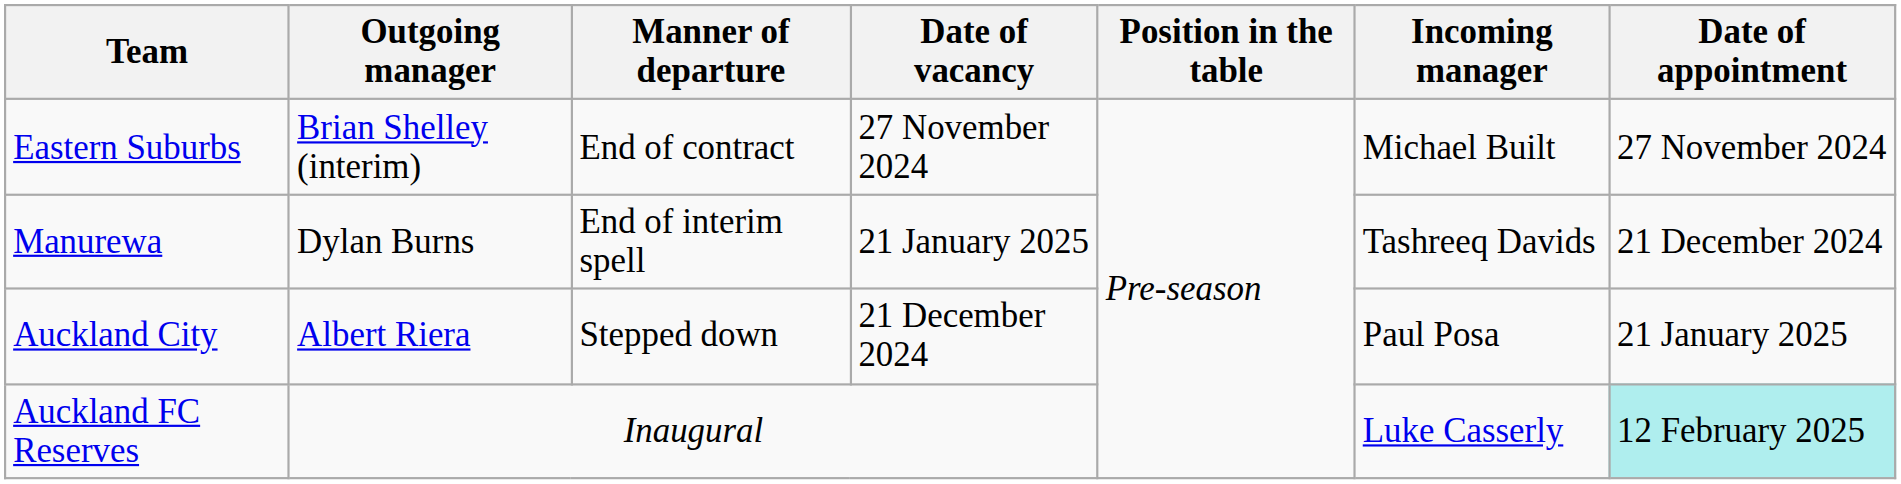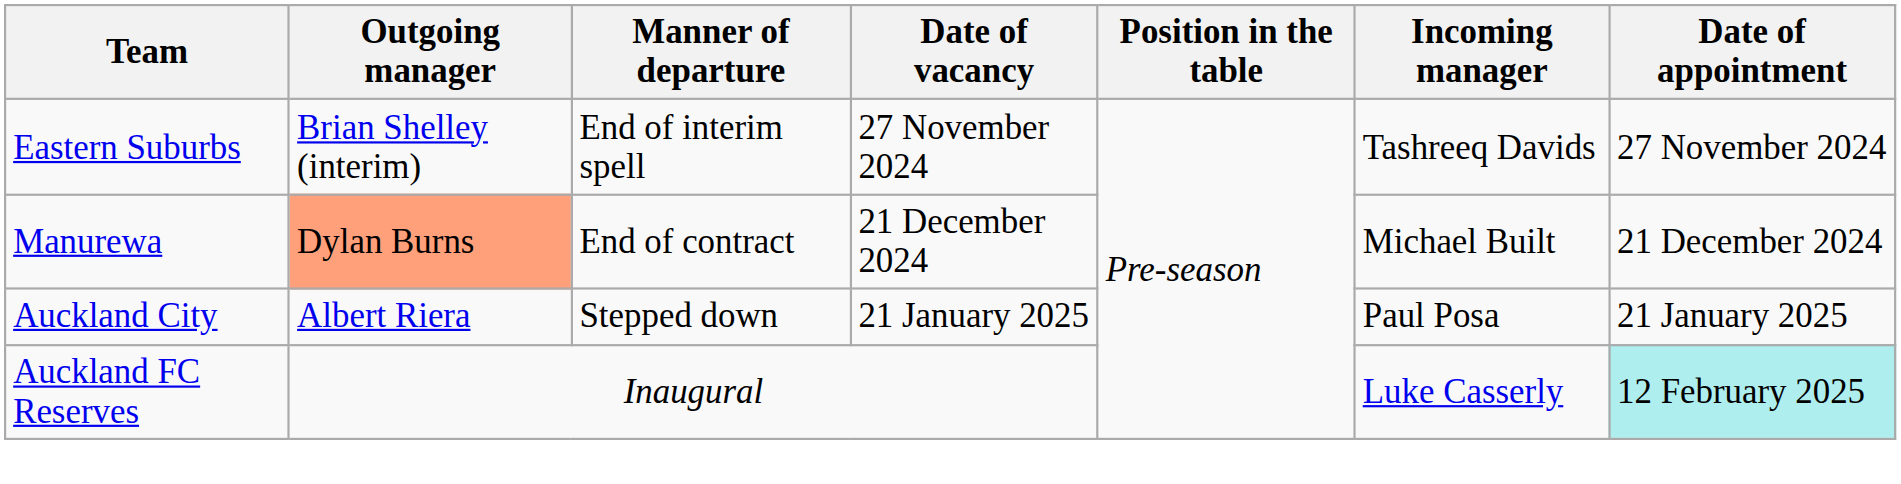(687, 146) End of contract -> (681, 146) End of interim spell
(1459, 146) Michael Built -> (1479, 146) Tashreeq Davids
(386, 240) no background -> (386, 240) lightsalmon background
(681, 240) End of interim spell -> (687, 240) End of contract
(974, 240) 21 January 2025 -> (952, 240) 21 December 2024
(1479, 240) Tashreeq Davids -> (1459, 240) Michael Built
(952, 335) 21 December 2024 -> (974, 315) 21 January 2025
